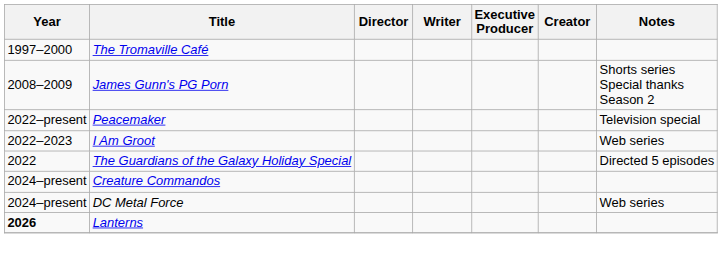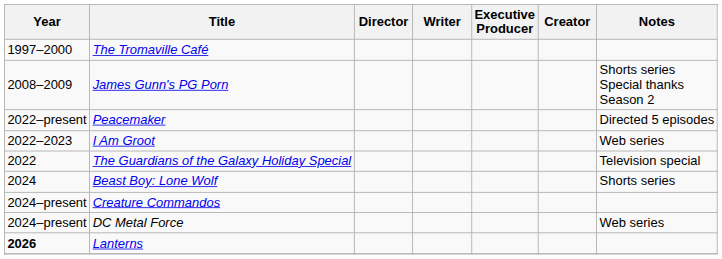(650, 120) Television special -> (657, 120) Directed 5 episodes
(657, 161) Directed 5 episodes -> (650, 161) Television special
+ row: (155, 181)
